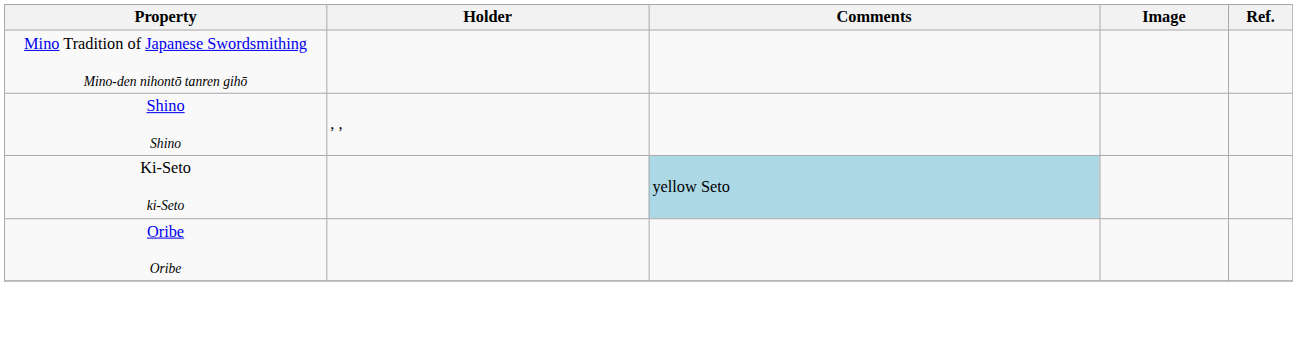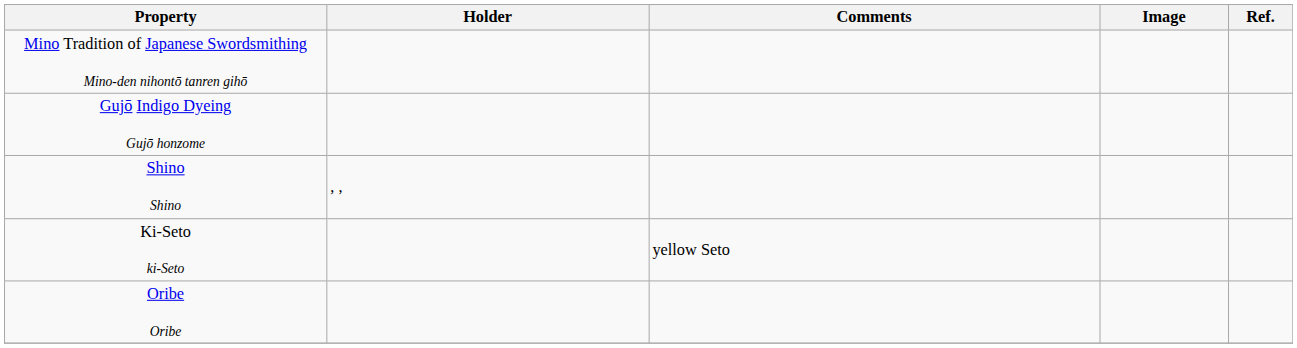+ row: (166, 124)
(691, 186) lightblue background -> (691, 249) no background
